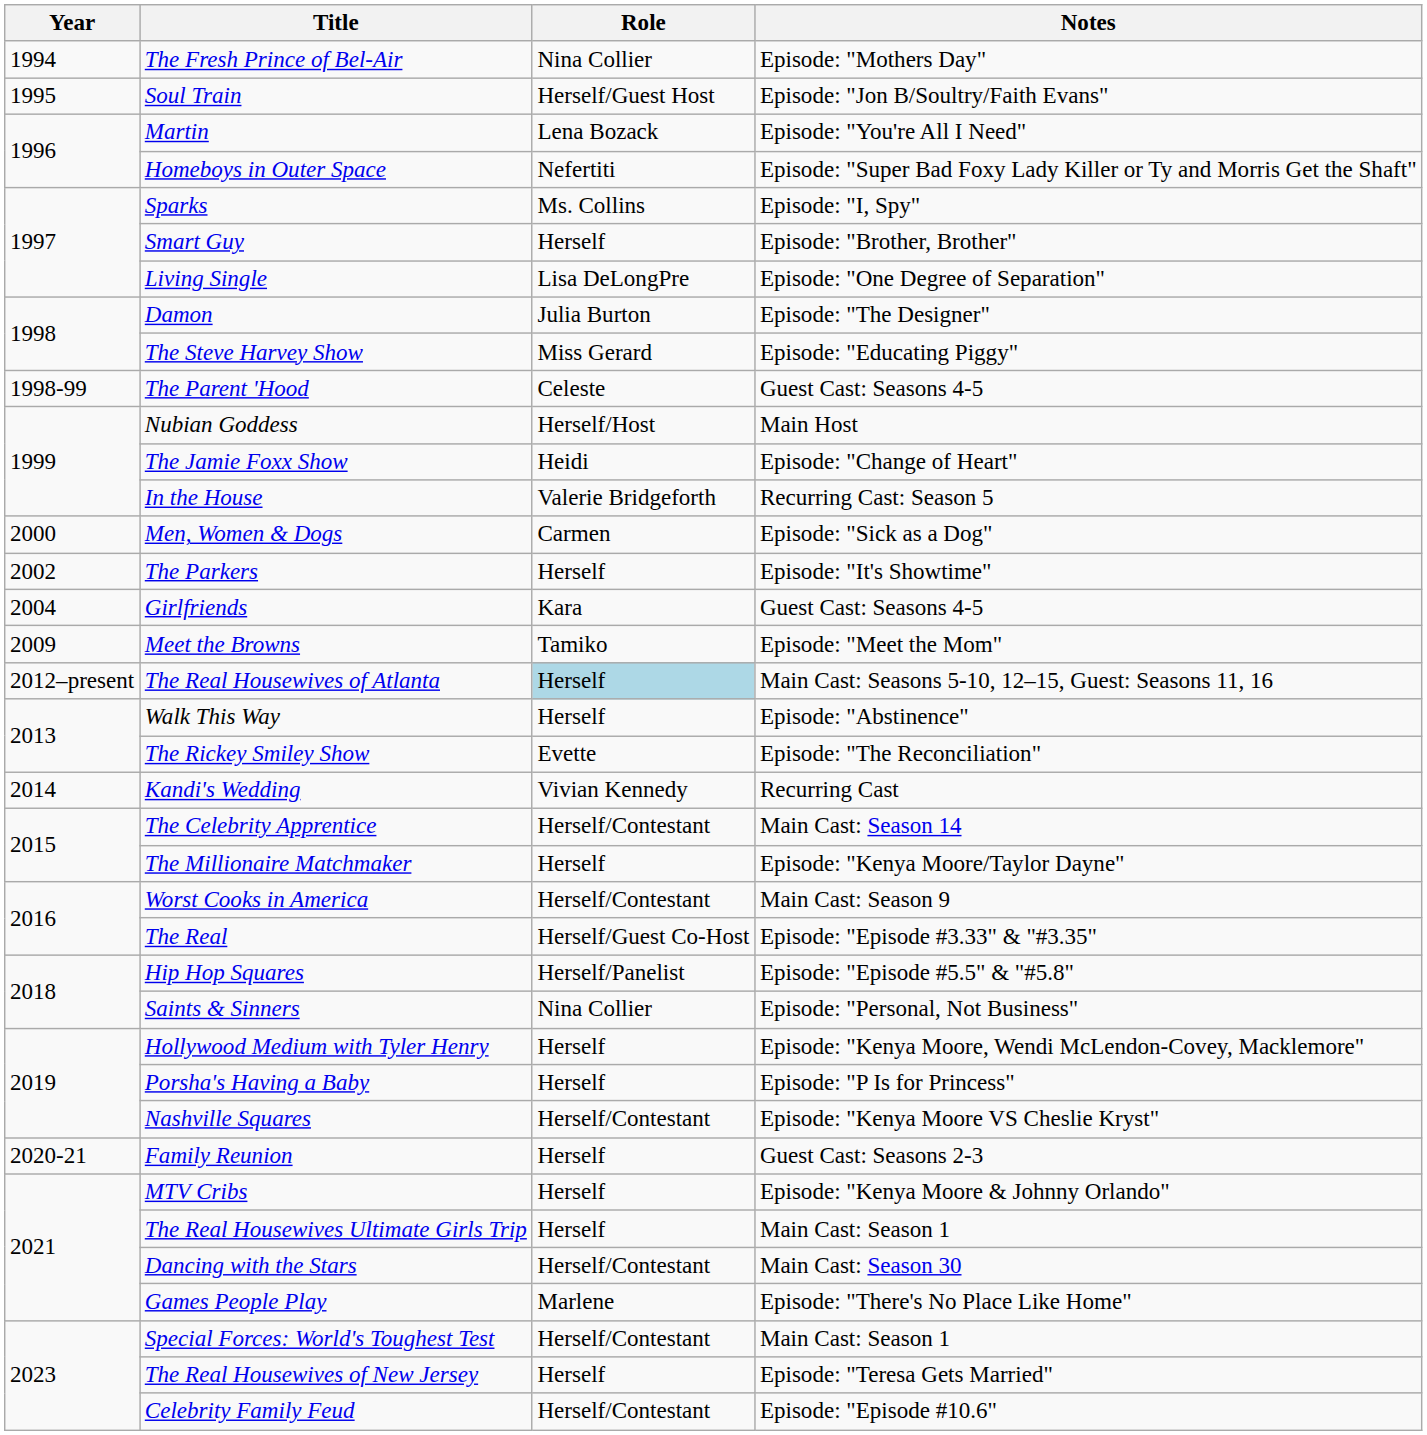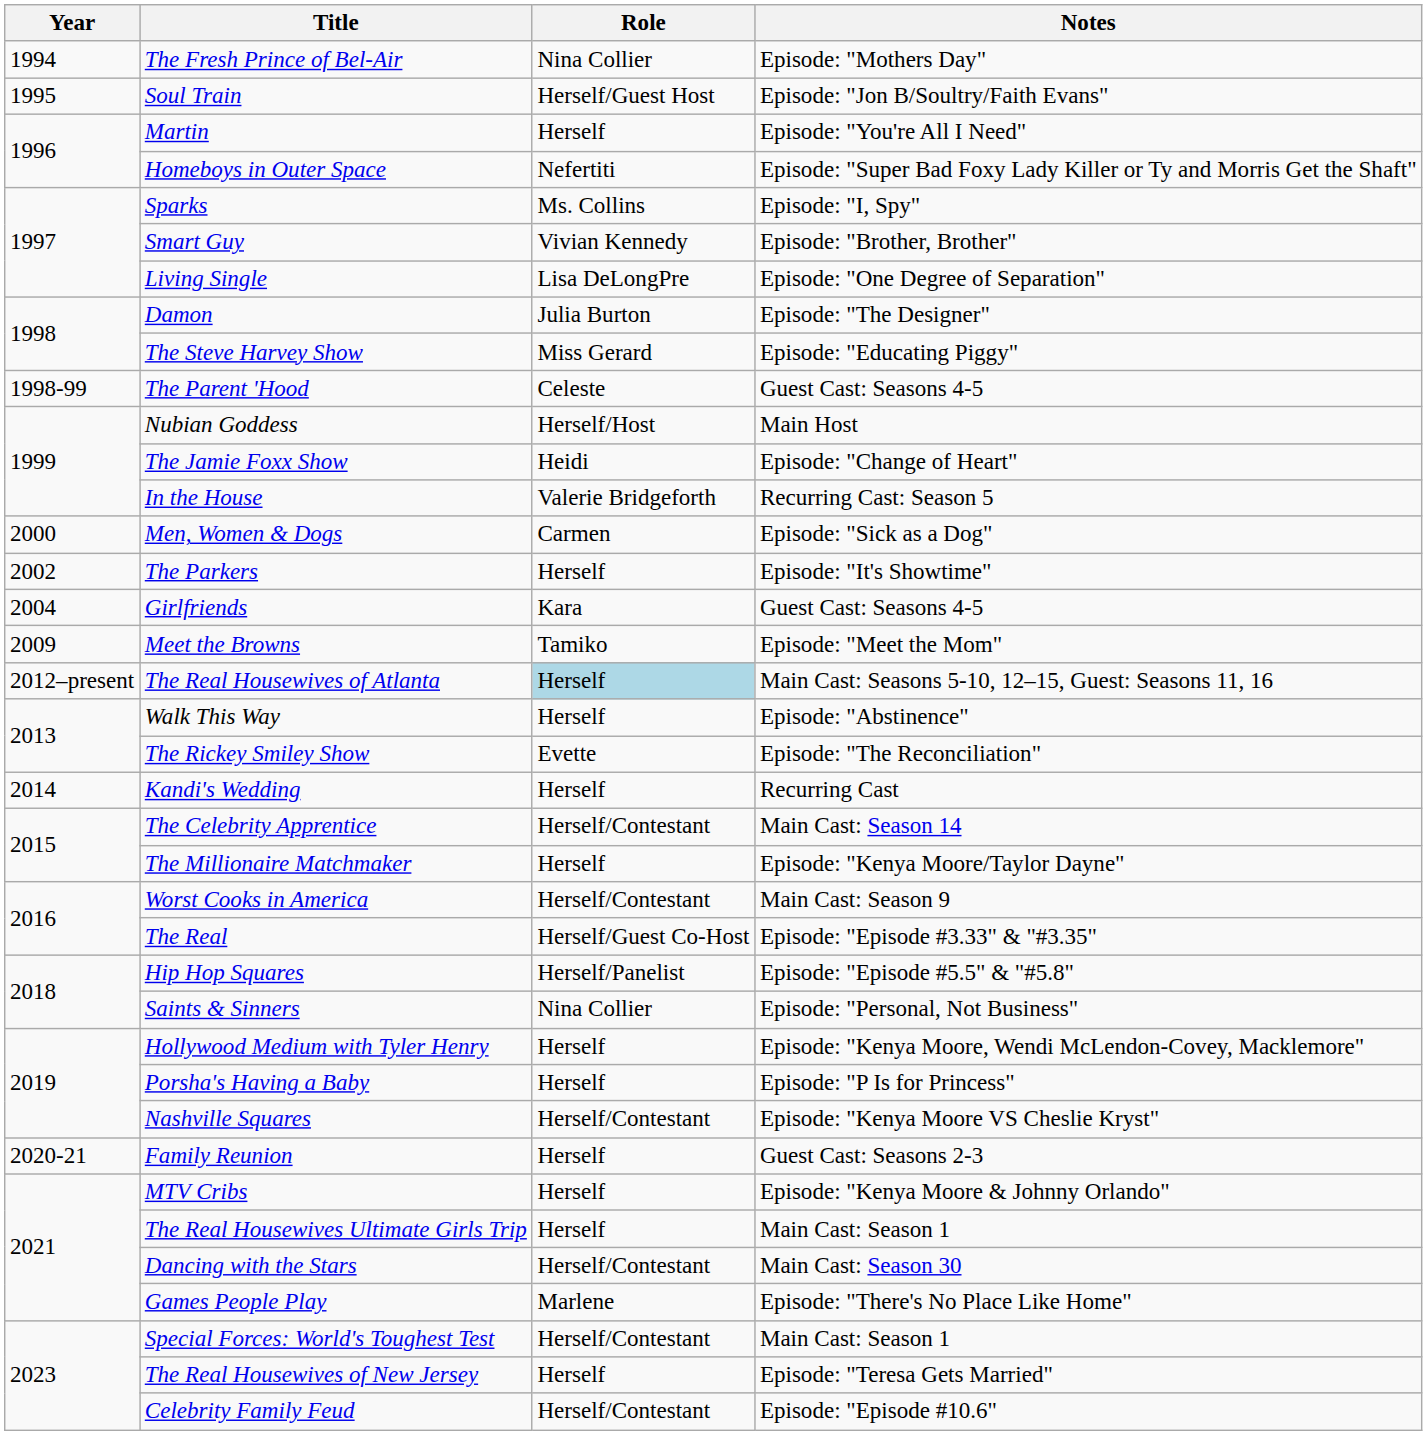(598, 132) Lena Bozack -> (571, 132) Herself
(571, 242) Herself -> (613, 242) Vivian Kennedy
(613, 790) Vivian Kennedy -> (571, 790) Herself
